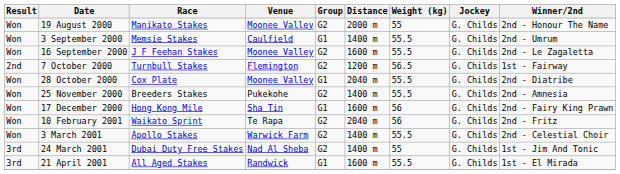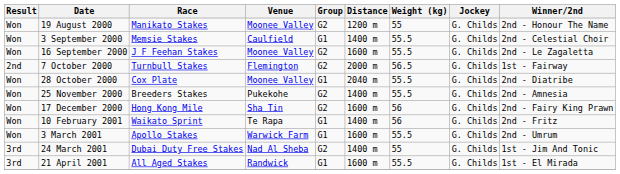(362, 25) 2000 m -> (362, 25) 1200 m
(529, 39) 2nd - Umrum -> (555, 39) 2nd - Celestial Choir
(362, 66) 1200 m -> (362, 66) 2000 m
(323, 108) G1 -> (323, 108) G2
(323, 121) G2 -> (323, 121) G1
(362, 121) 2040 m -> (362, 121) 1400 m
(323, 135) G2 -> (323, 135) G1
(362, 135) 1400 m -> (362, 135) 1600 m
(555, 135) 2nd - Celestial Choir -> (529, 135) 2nd - Umrum
